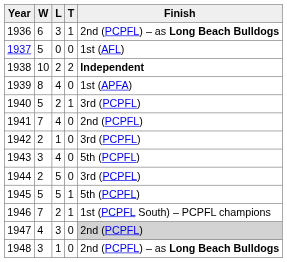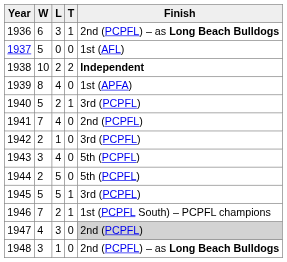(110, 176) 3rd (PCPFL) -> (110, 176) 5th (PCPFL)
(110, 194) 5th (PCPFL) -> (110, 194) 3rd (PCPFL)
